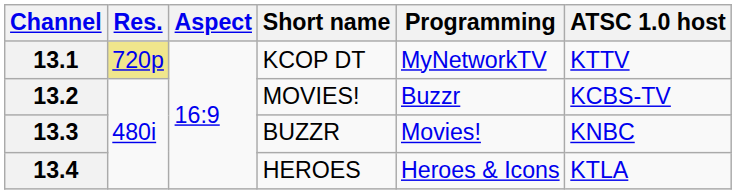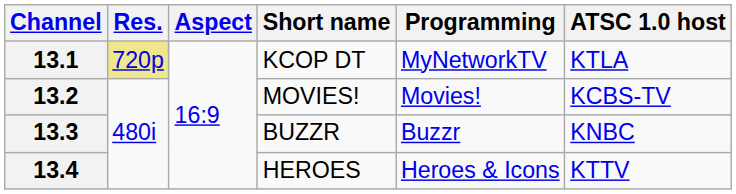(600, 59) KTTV -> (599, 59) KTLA
(431, 96) Buzzr -> (441, 96) Movies!
(441, 133) Movies! -> (431, 133) Buzzr
(599, 170) KTLA -> (600, 170) KTTV
